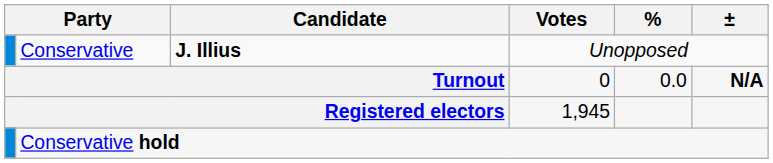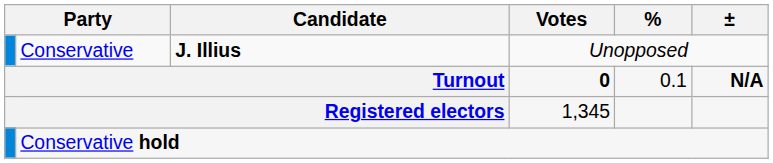(605, 81) normal -> (605, 81) bold
(673, 81) 0.0 -> (673, 81) 0.1
(586, 111) 1,945 -> (586, 111) 1,345
